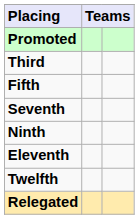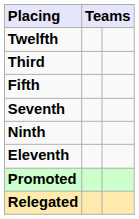rows swapped: (42, 39) <-> (33, 179)
